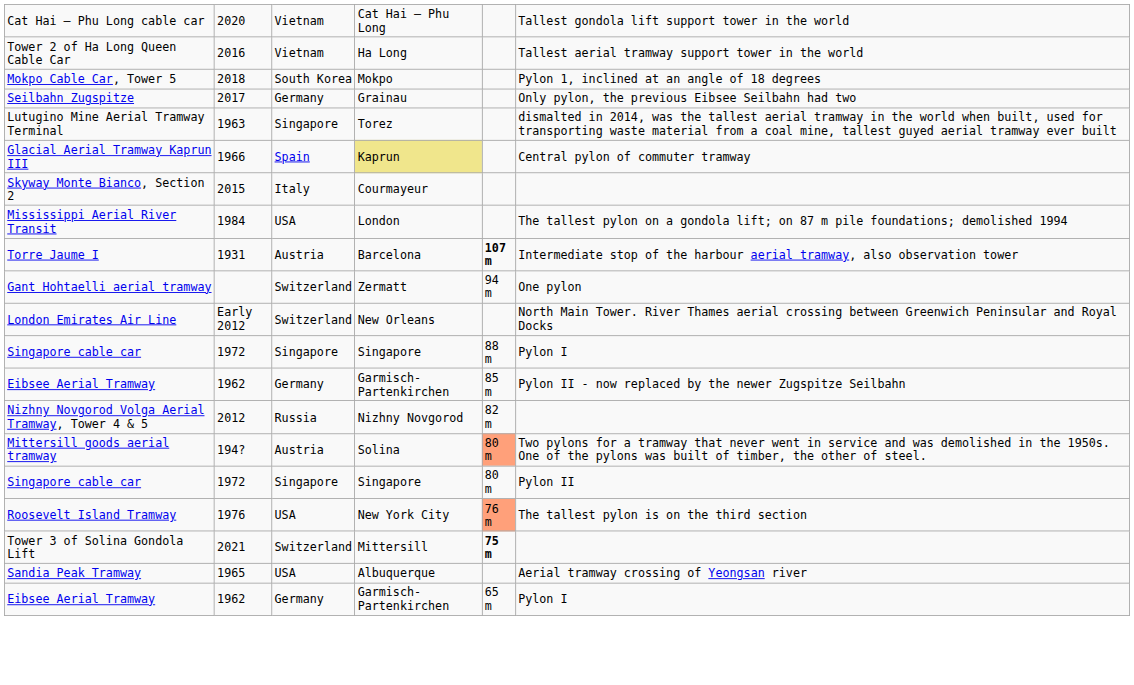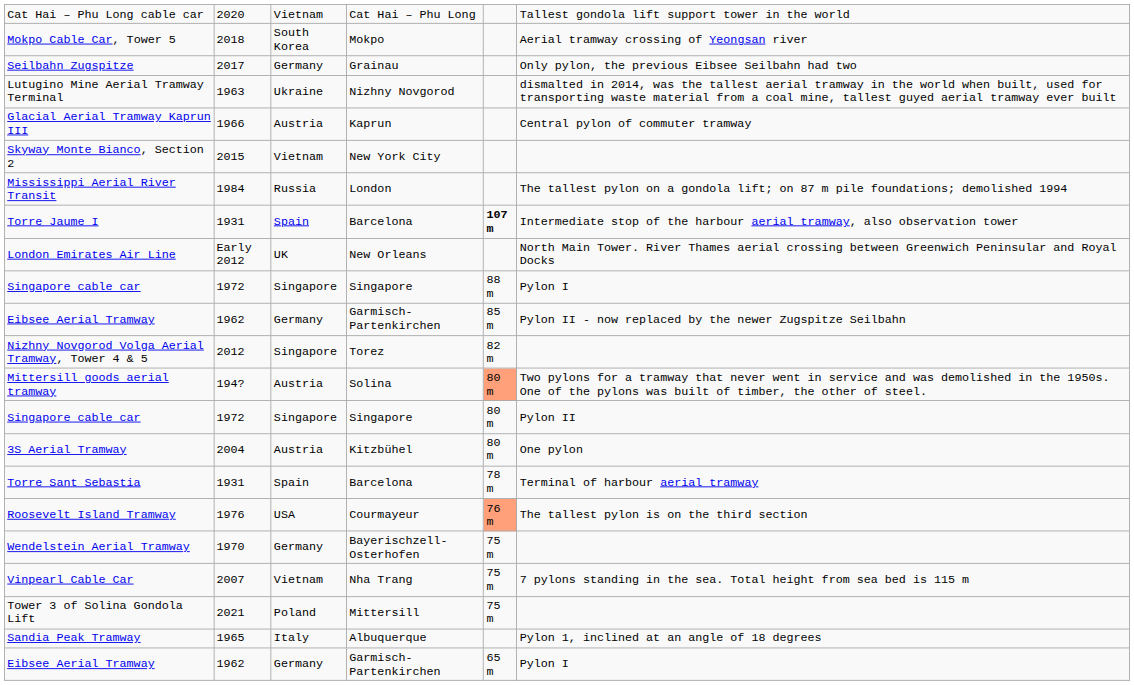- row: (92, 53)
(670, 79) Pylon 1, inclined at an angle of 18 degrees -> (664, 40) Aerial tramway crossing of Yeongsan river
(306, 124) Singapore -> (298, 91) Ukraine
(375, 124) Torez -> (402, 91) Nizhny Novgorod
(292, 157) Spain -> (298, 124) Austria
(379, 157) khaki background -> (370, 124) no background
(292, 189) Italy -> (298, 157) Vietnam
(393, 189) Courmayeur -> (395, 157) New York City
(285, 222) USA -> (295, 189) Russia
(299, 254) Austria -> (291, 222) Spain
- row: (109, 287)
(313, 319) Switzerland -> (281, 254) UK
(296, 417) Russia -> (305, 352) Singapore
(410, 417) Nizhny Novgorod -> (367, 352) Torez
+ row: (67, 450)
+ row: (74, 482)
(403, 515) New York City -> (384, 515) Courmayeur
+ row: (99, 547)
+ row: (70, 580)
(313, 547) Switzerland -> (295, 613) Poland
(492, 547) bold -> (493, 613) normal
(285, 573) USA -> (291, 638) Italy
(663, 573) Aerial tramway crossing of Yeongsan river -> (671, 638) Pylon 1, inclined at an angle of 18 degrees
